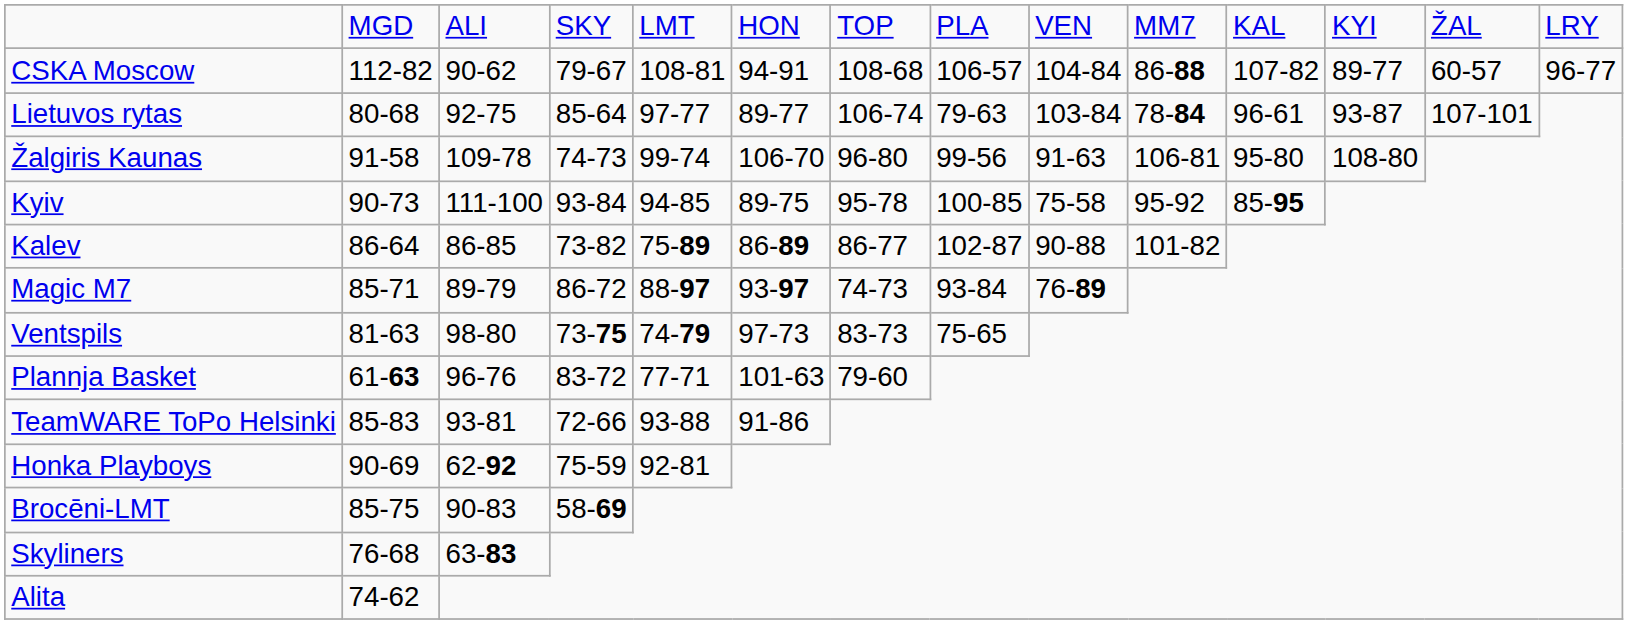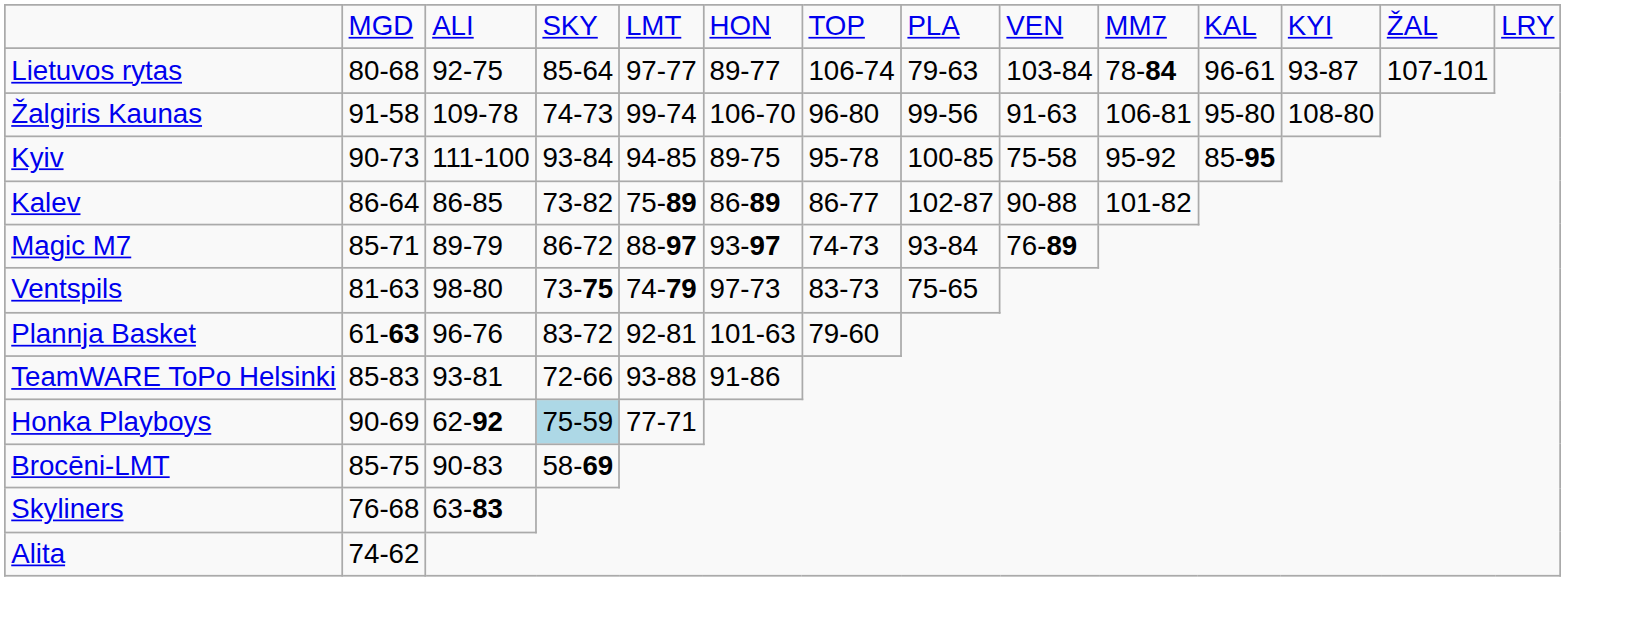- row: (103, 70)
(675, 377) 77-71 -> (661, 333) 92-81
(591, 465) no background -> (578, 421) lightblue background
(675, 465) 92-81 -> (661, 421) 77-71
